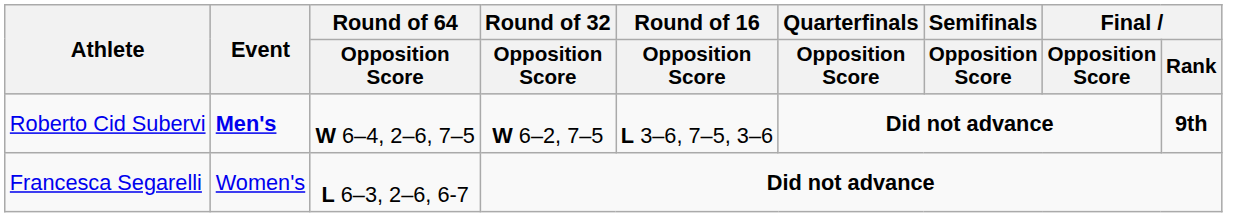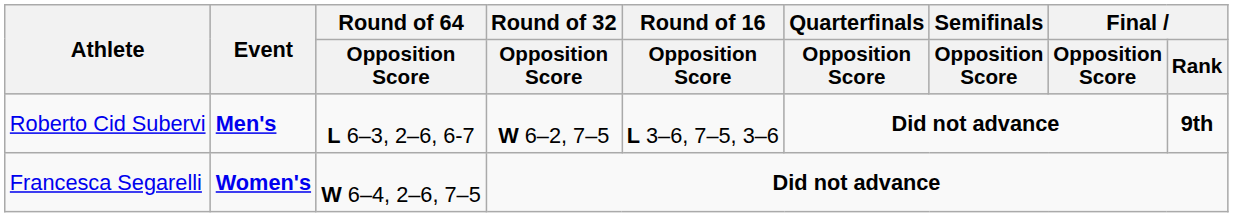(395, 136) W 6–4, 2–6, 7–5 -> (401, 136) L 6–3, 2–6, 6-7
(260, 182) normal -> (263, 182) bold
(395, 194) L 6–3, 2–6, 6-7 -> (401, 194) W 6–4, 2–6, 7–5
